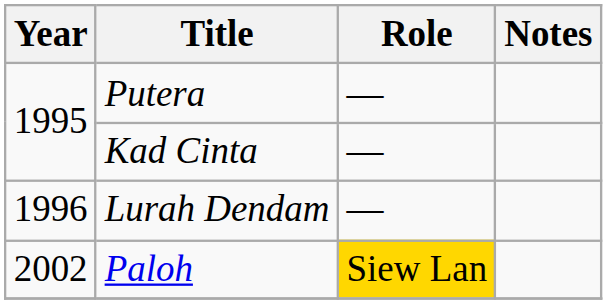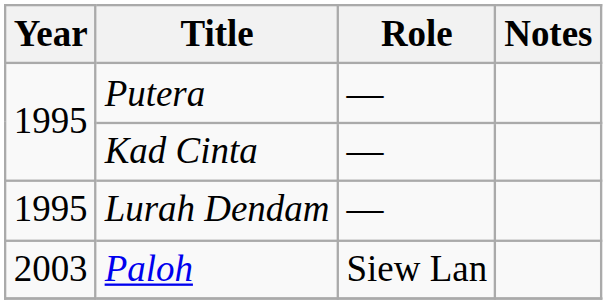(51, 209) 1996 -> (51, 209) 1995
(51, 268) 2002 -> (51, 268) 2003
(417, 268) gold background -> (417, 268) no background
